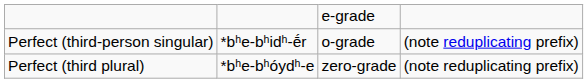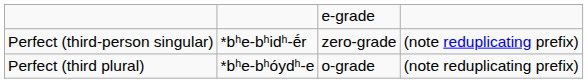(348, 41) o-grade -> (359, 41) zero-grade
(359, 66) zero-grade -> (348, 66) o-grade
